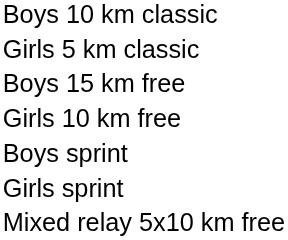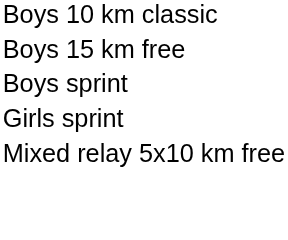- row: (101, 49)
- row: (92, 118)
